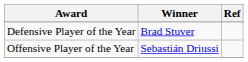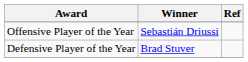rows swapped: (71, 31) <-> (70, 48)
